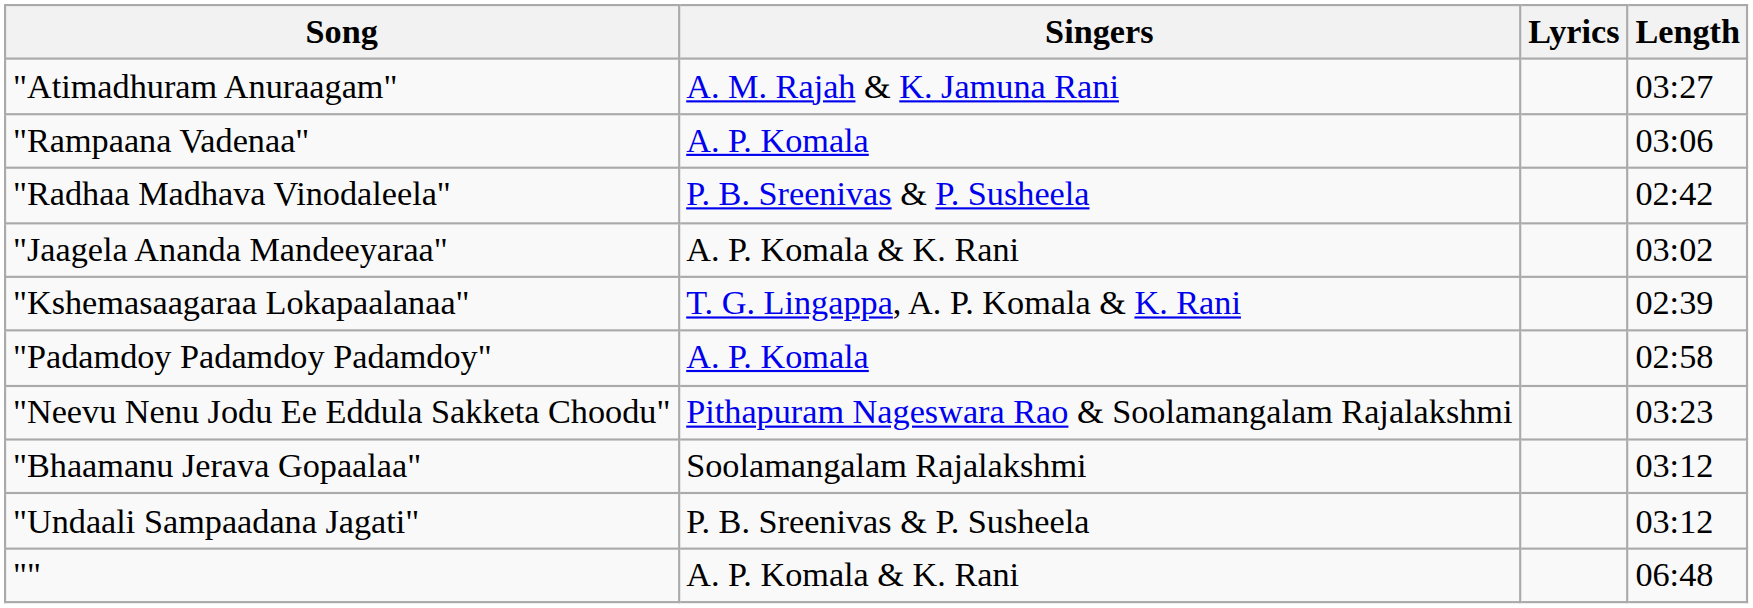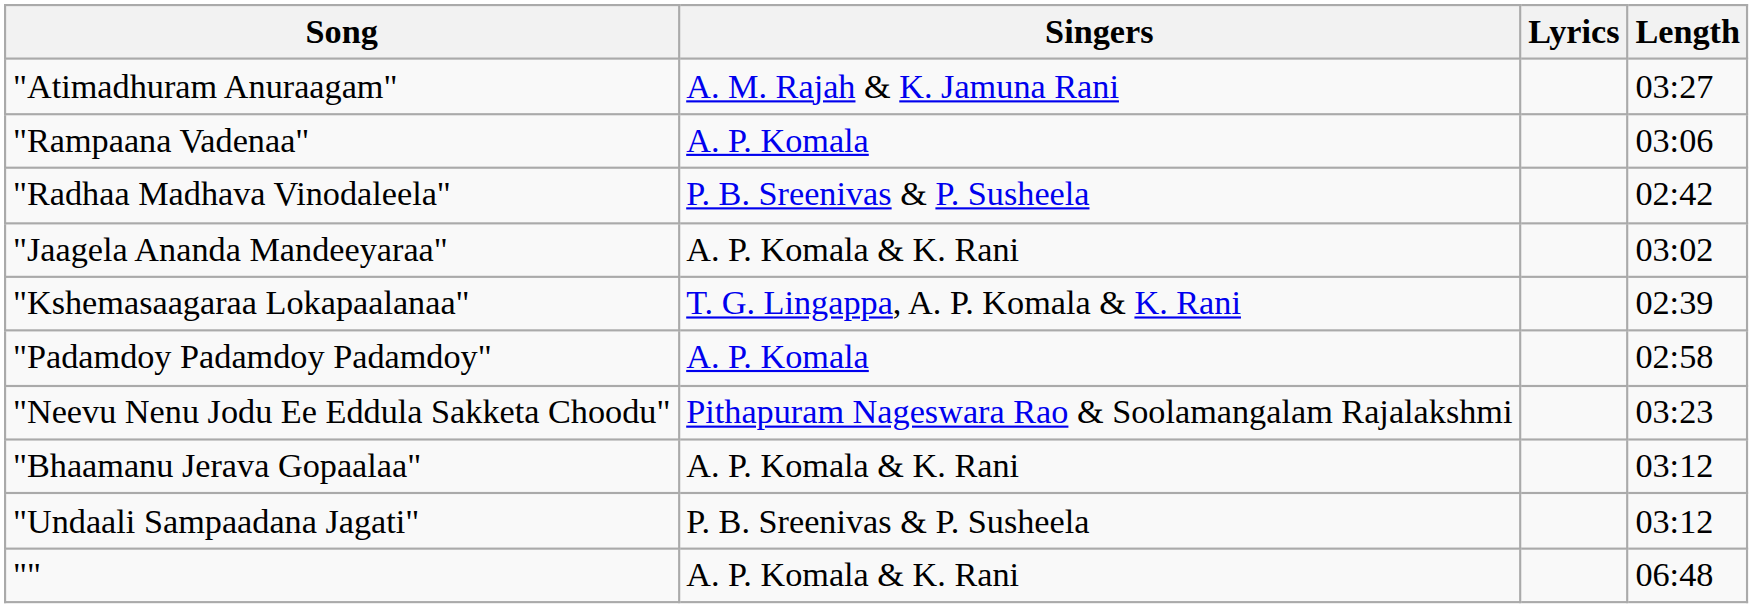(886, 466) Soolamangalam Rajalakshmi -> (853, 466) A. P. Komala & K. Rani
